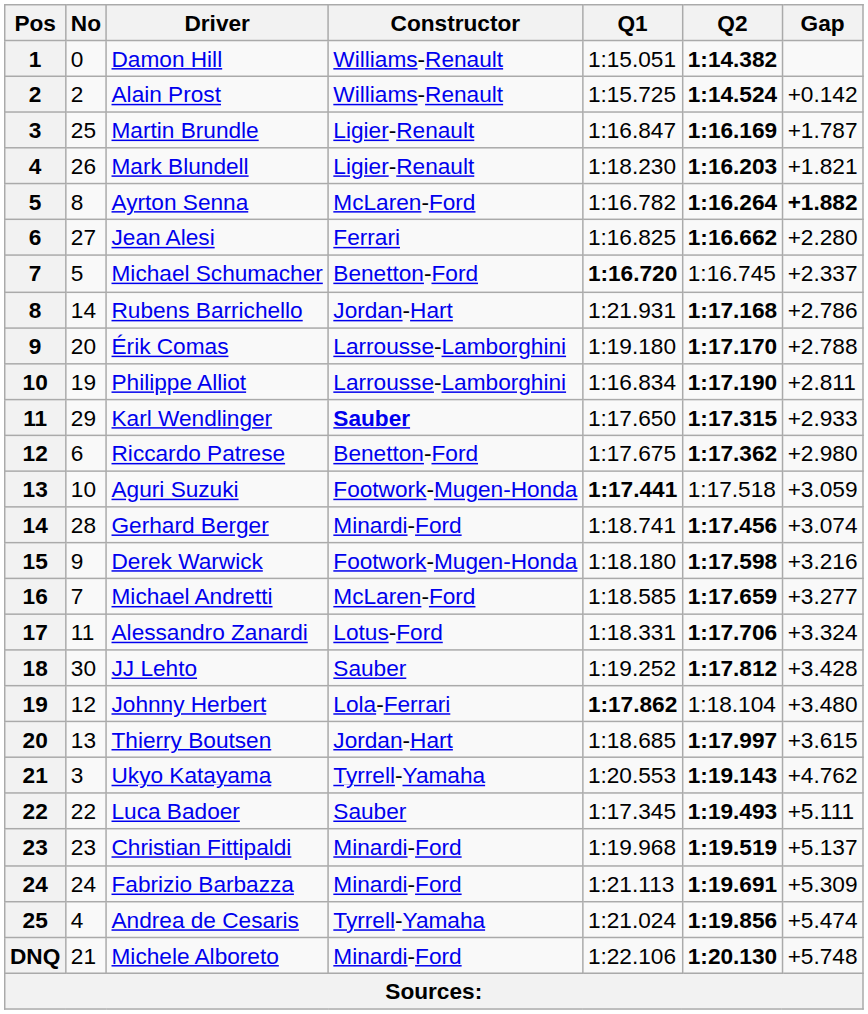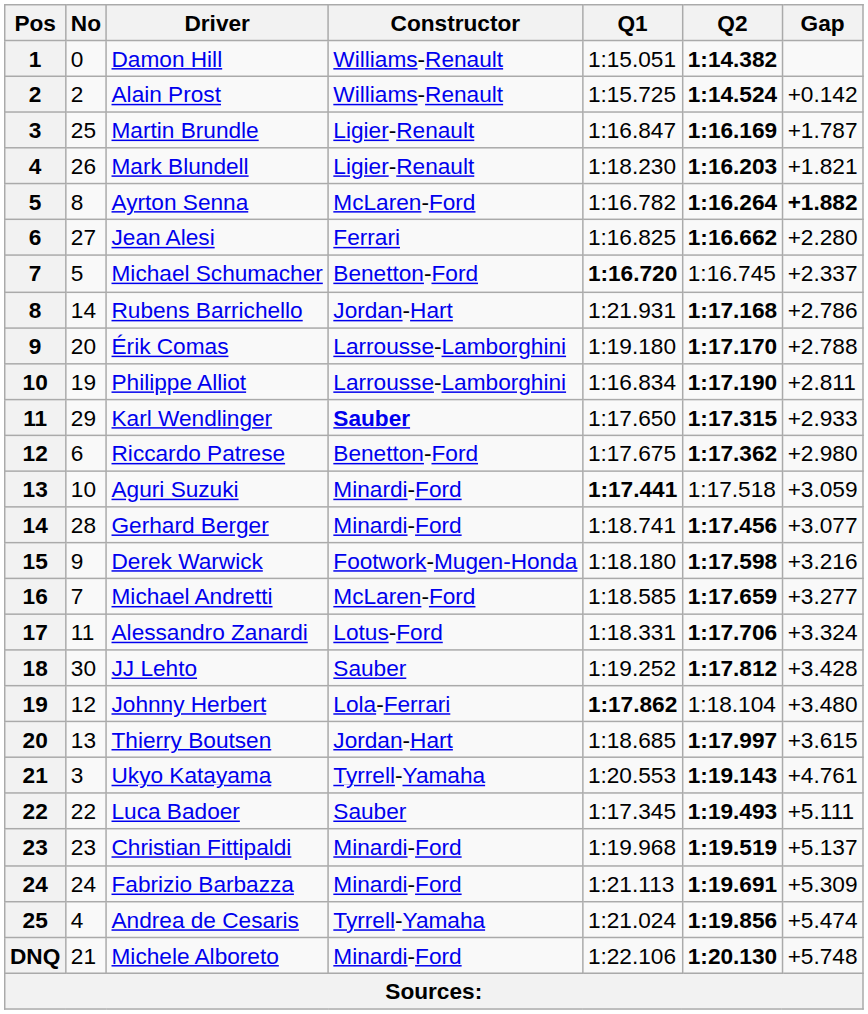(455, 489) Footwork-Mugen-Honda -> (397, 489) Minardi-Ford
(823, 525) +3.074 -> (823, 525) +3.077
(823, 776) +4.762 -> (823, 776) +4.761
